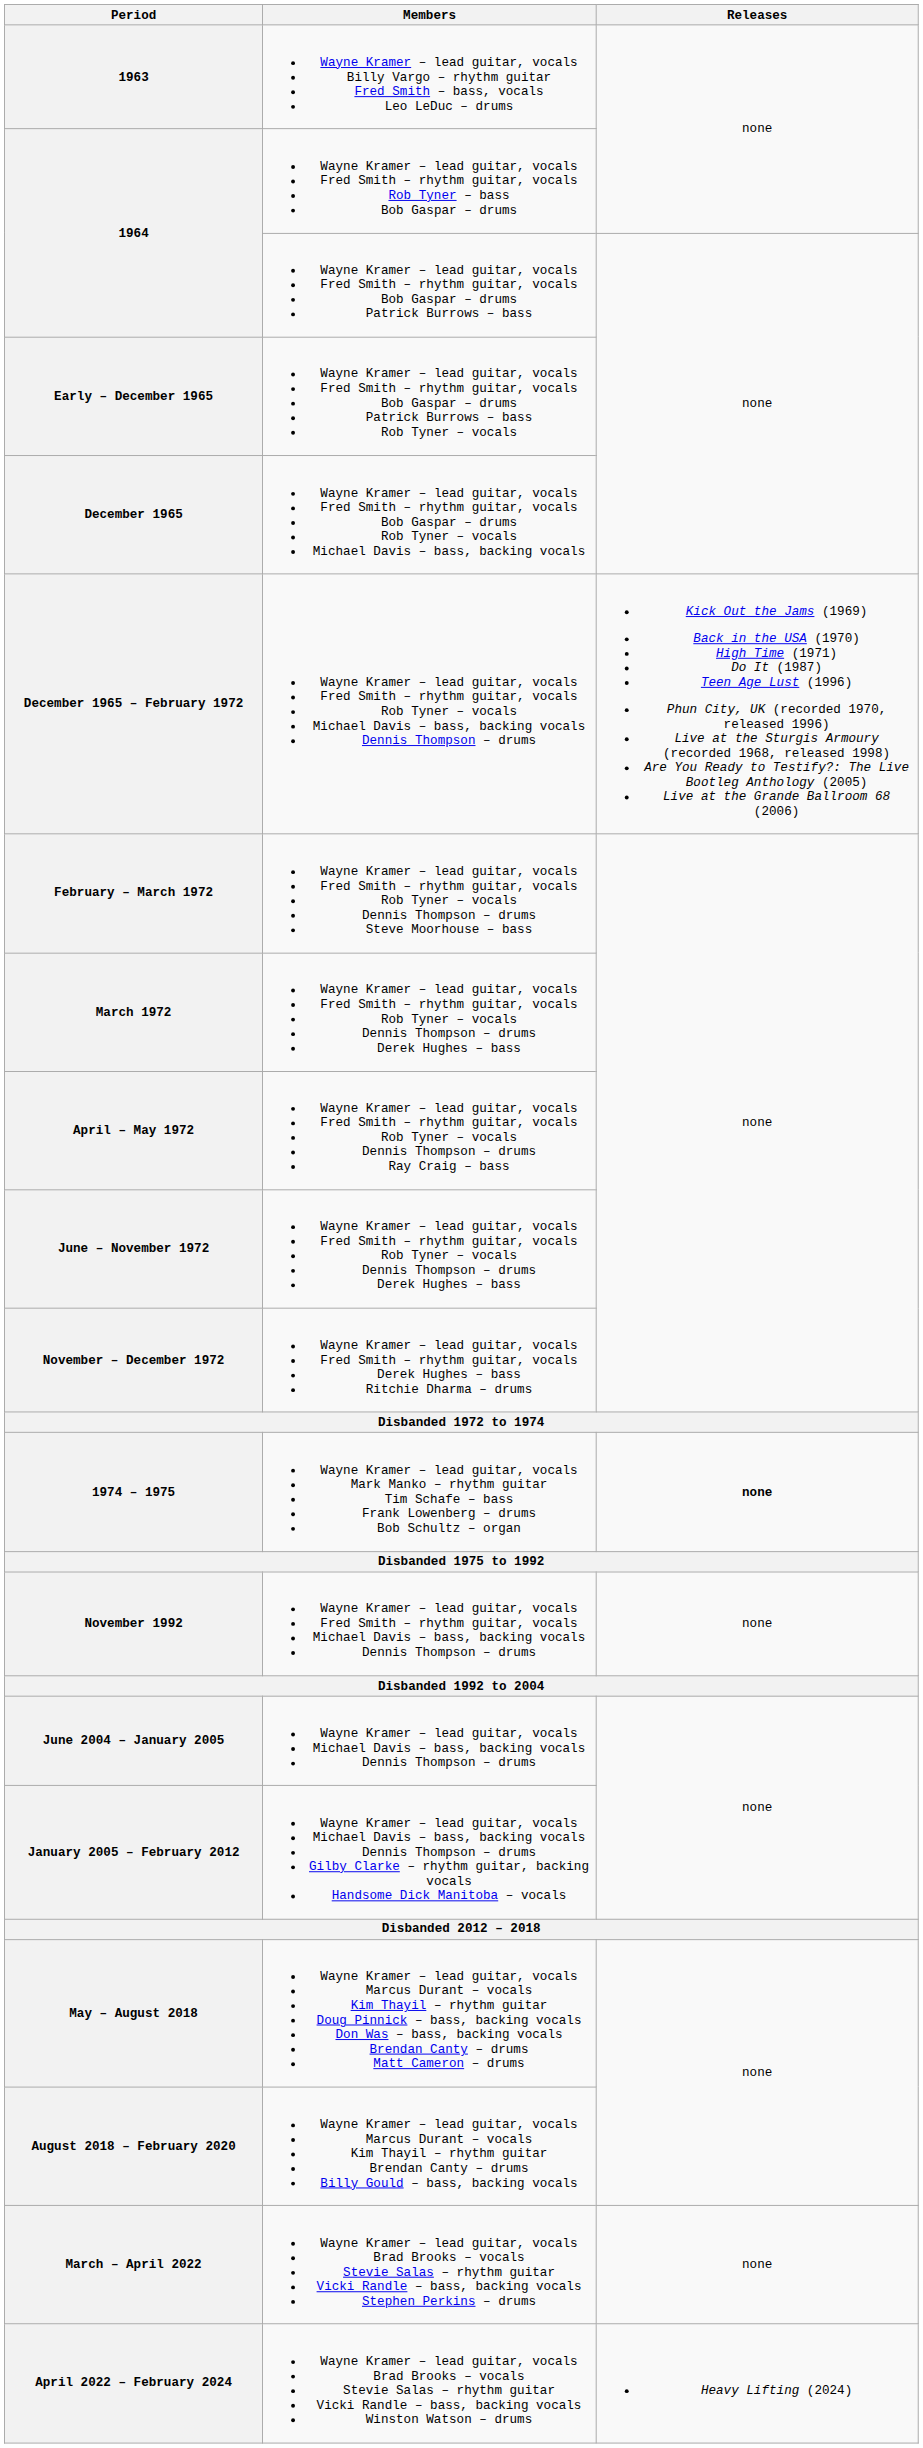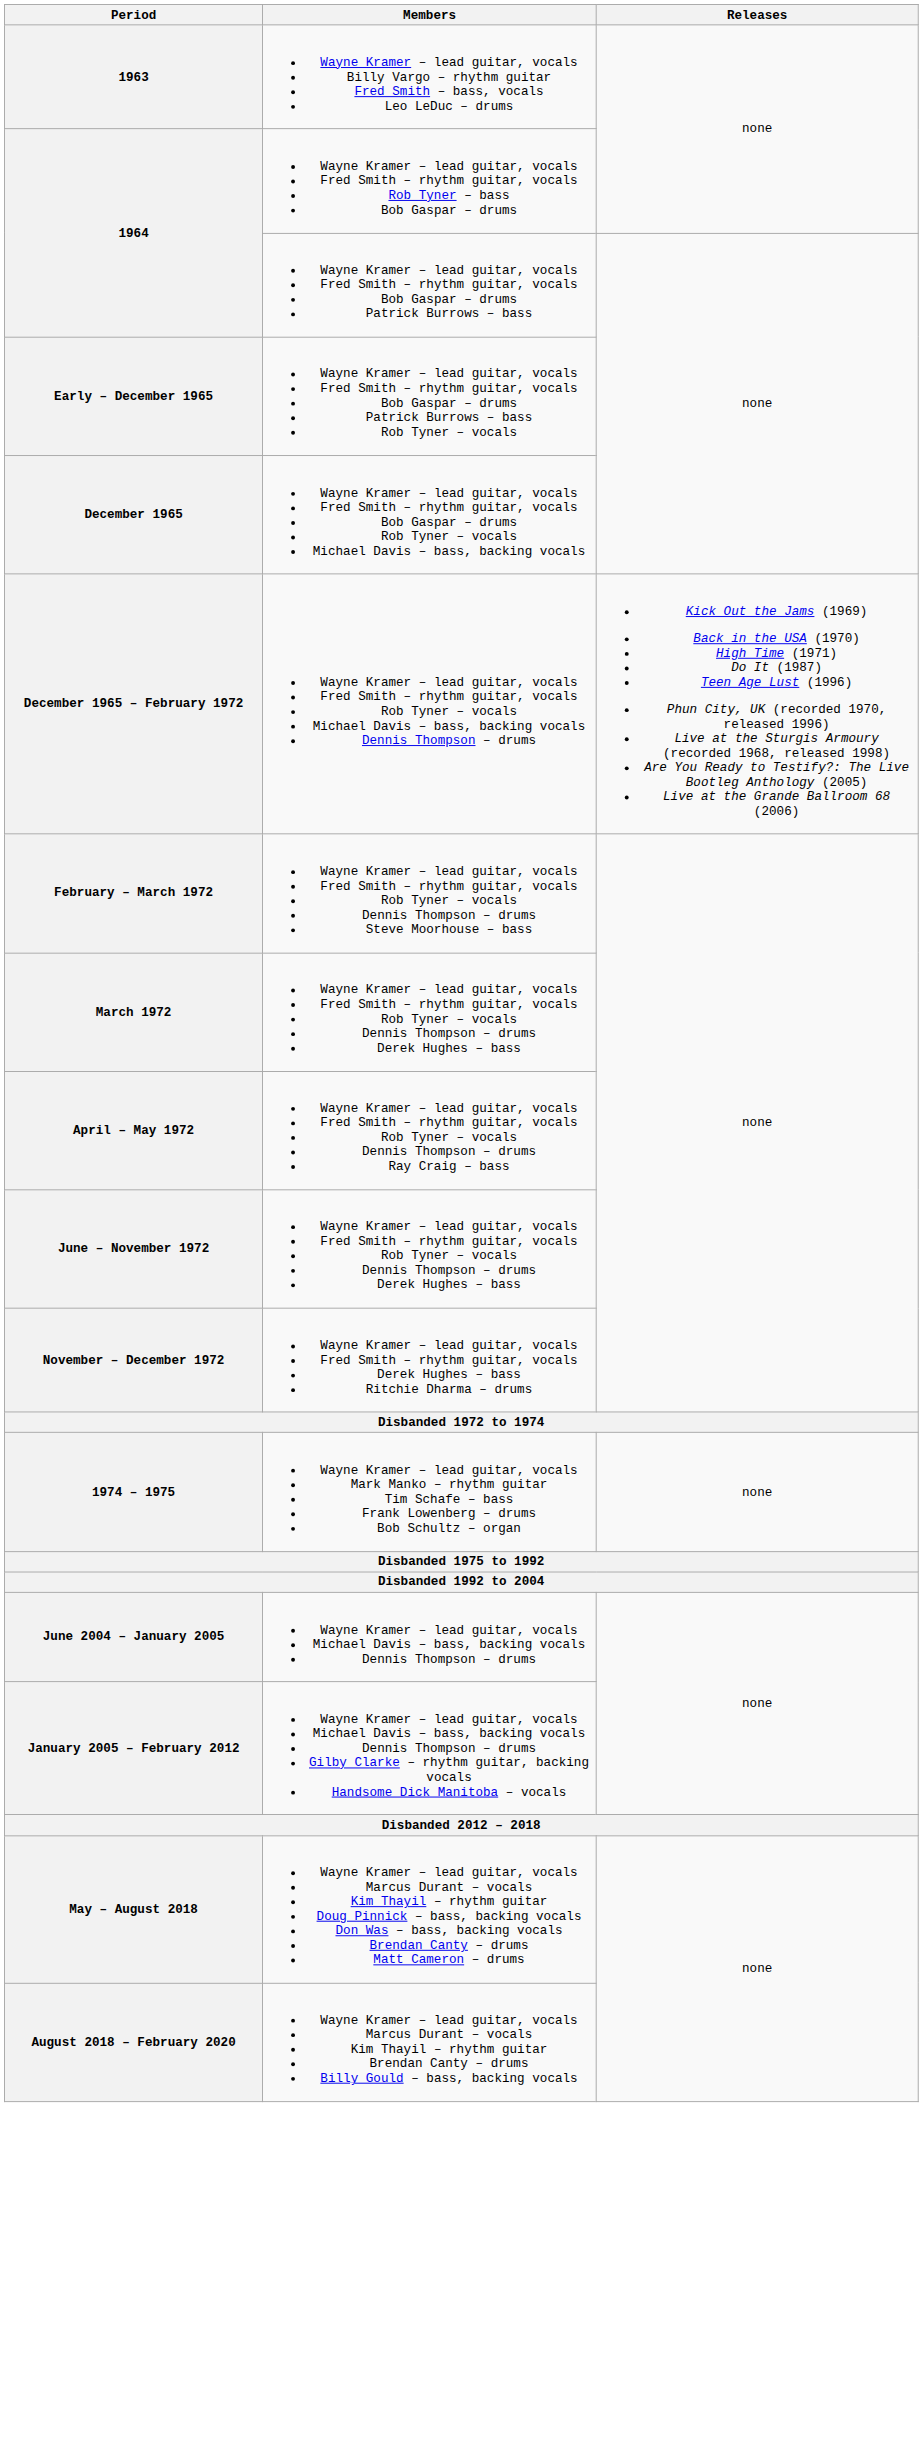(757, 1492) bold -> (757, 1492) normal
- row: (134, 1624)
- row: (134, 2265)
- row: (134, 2383)
